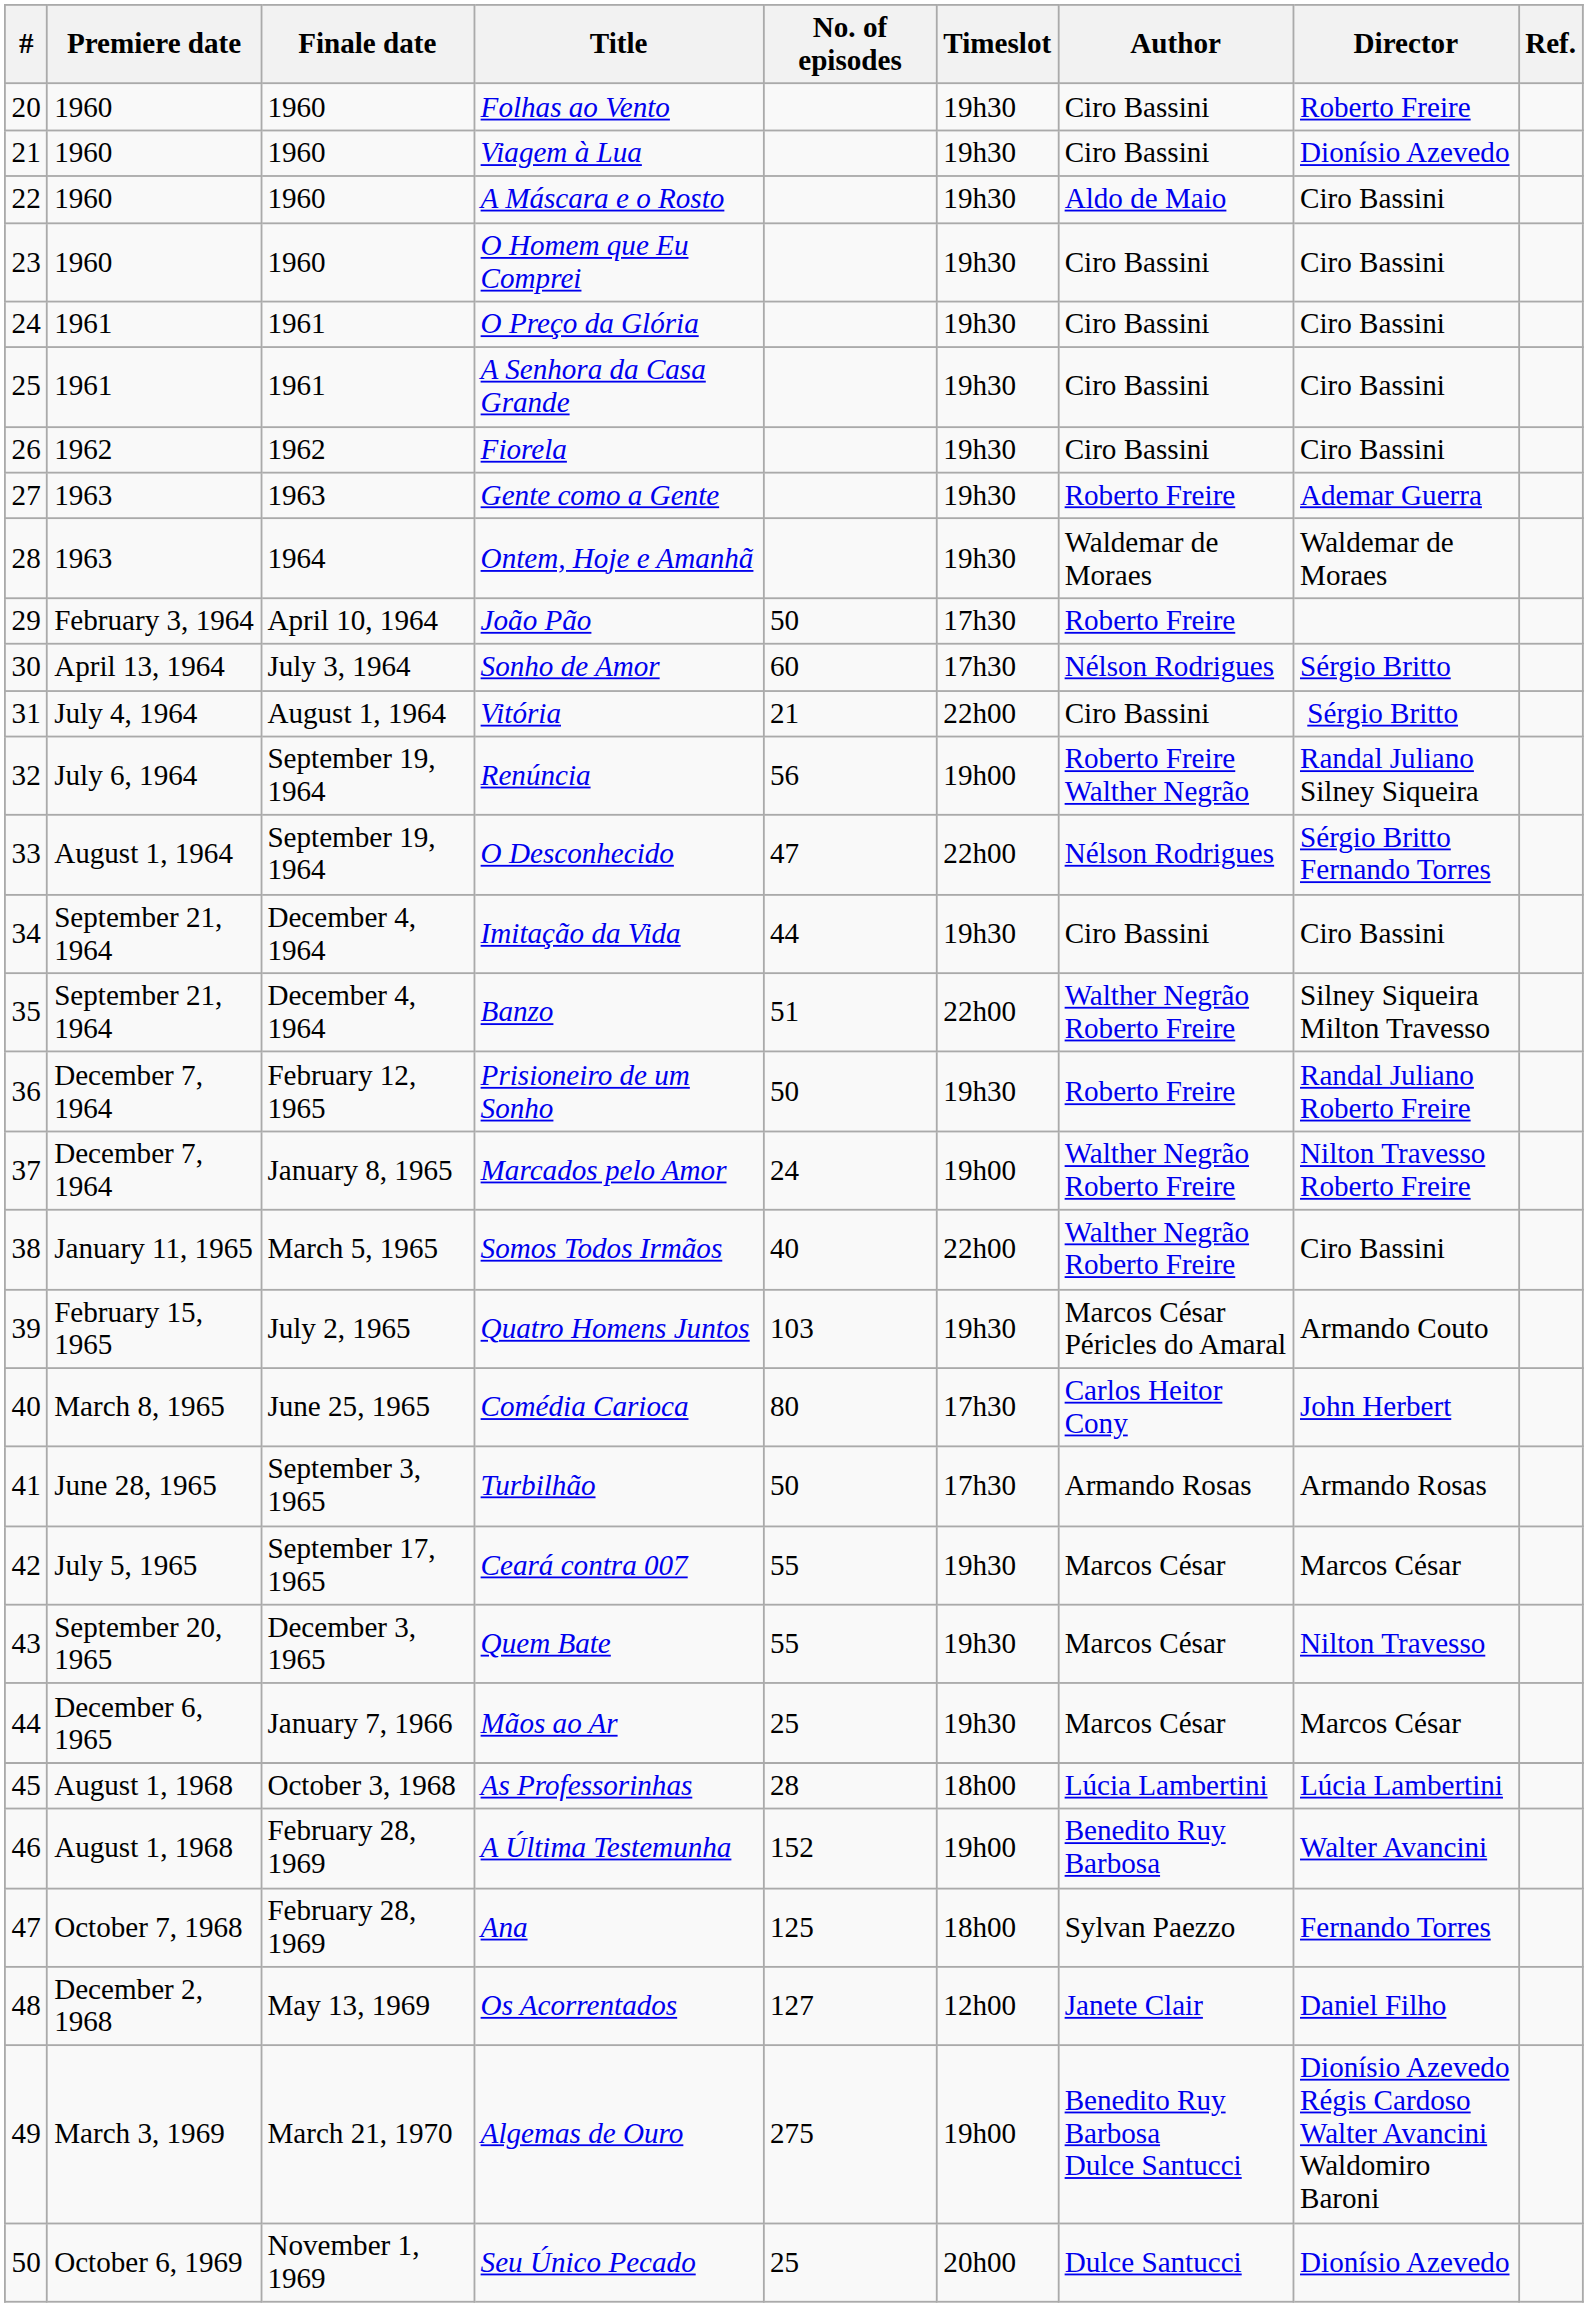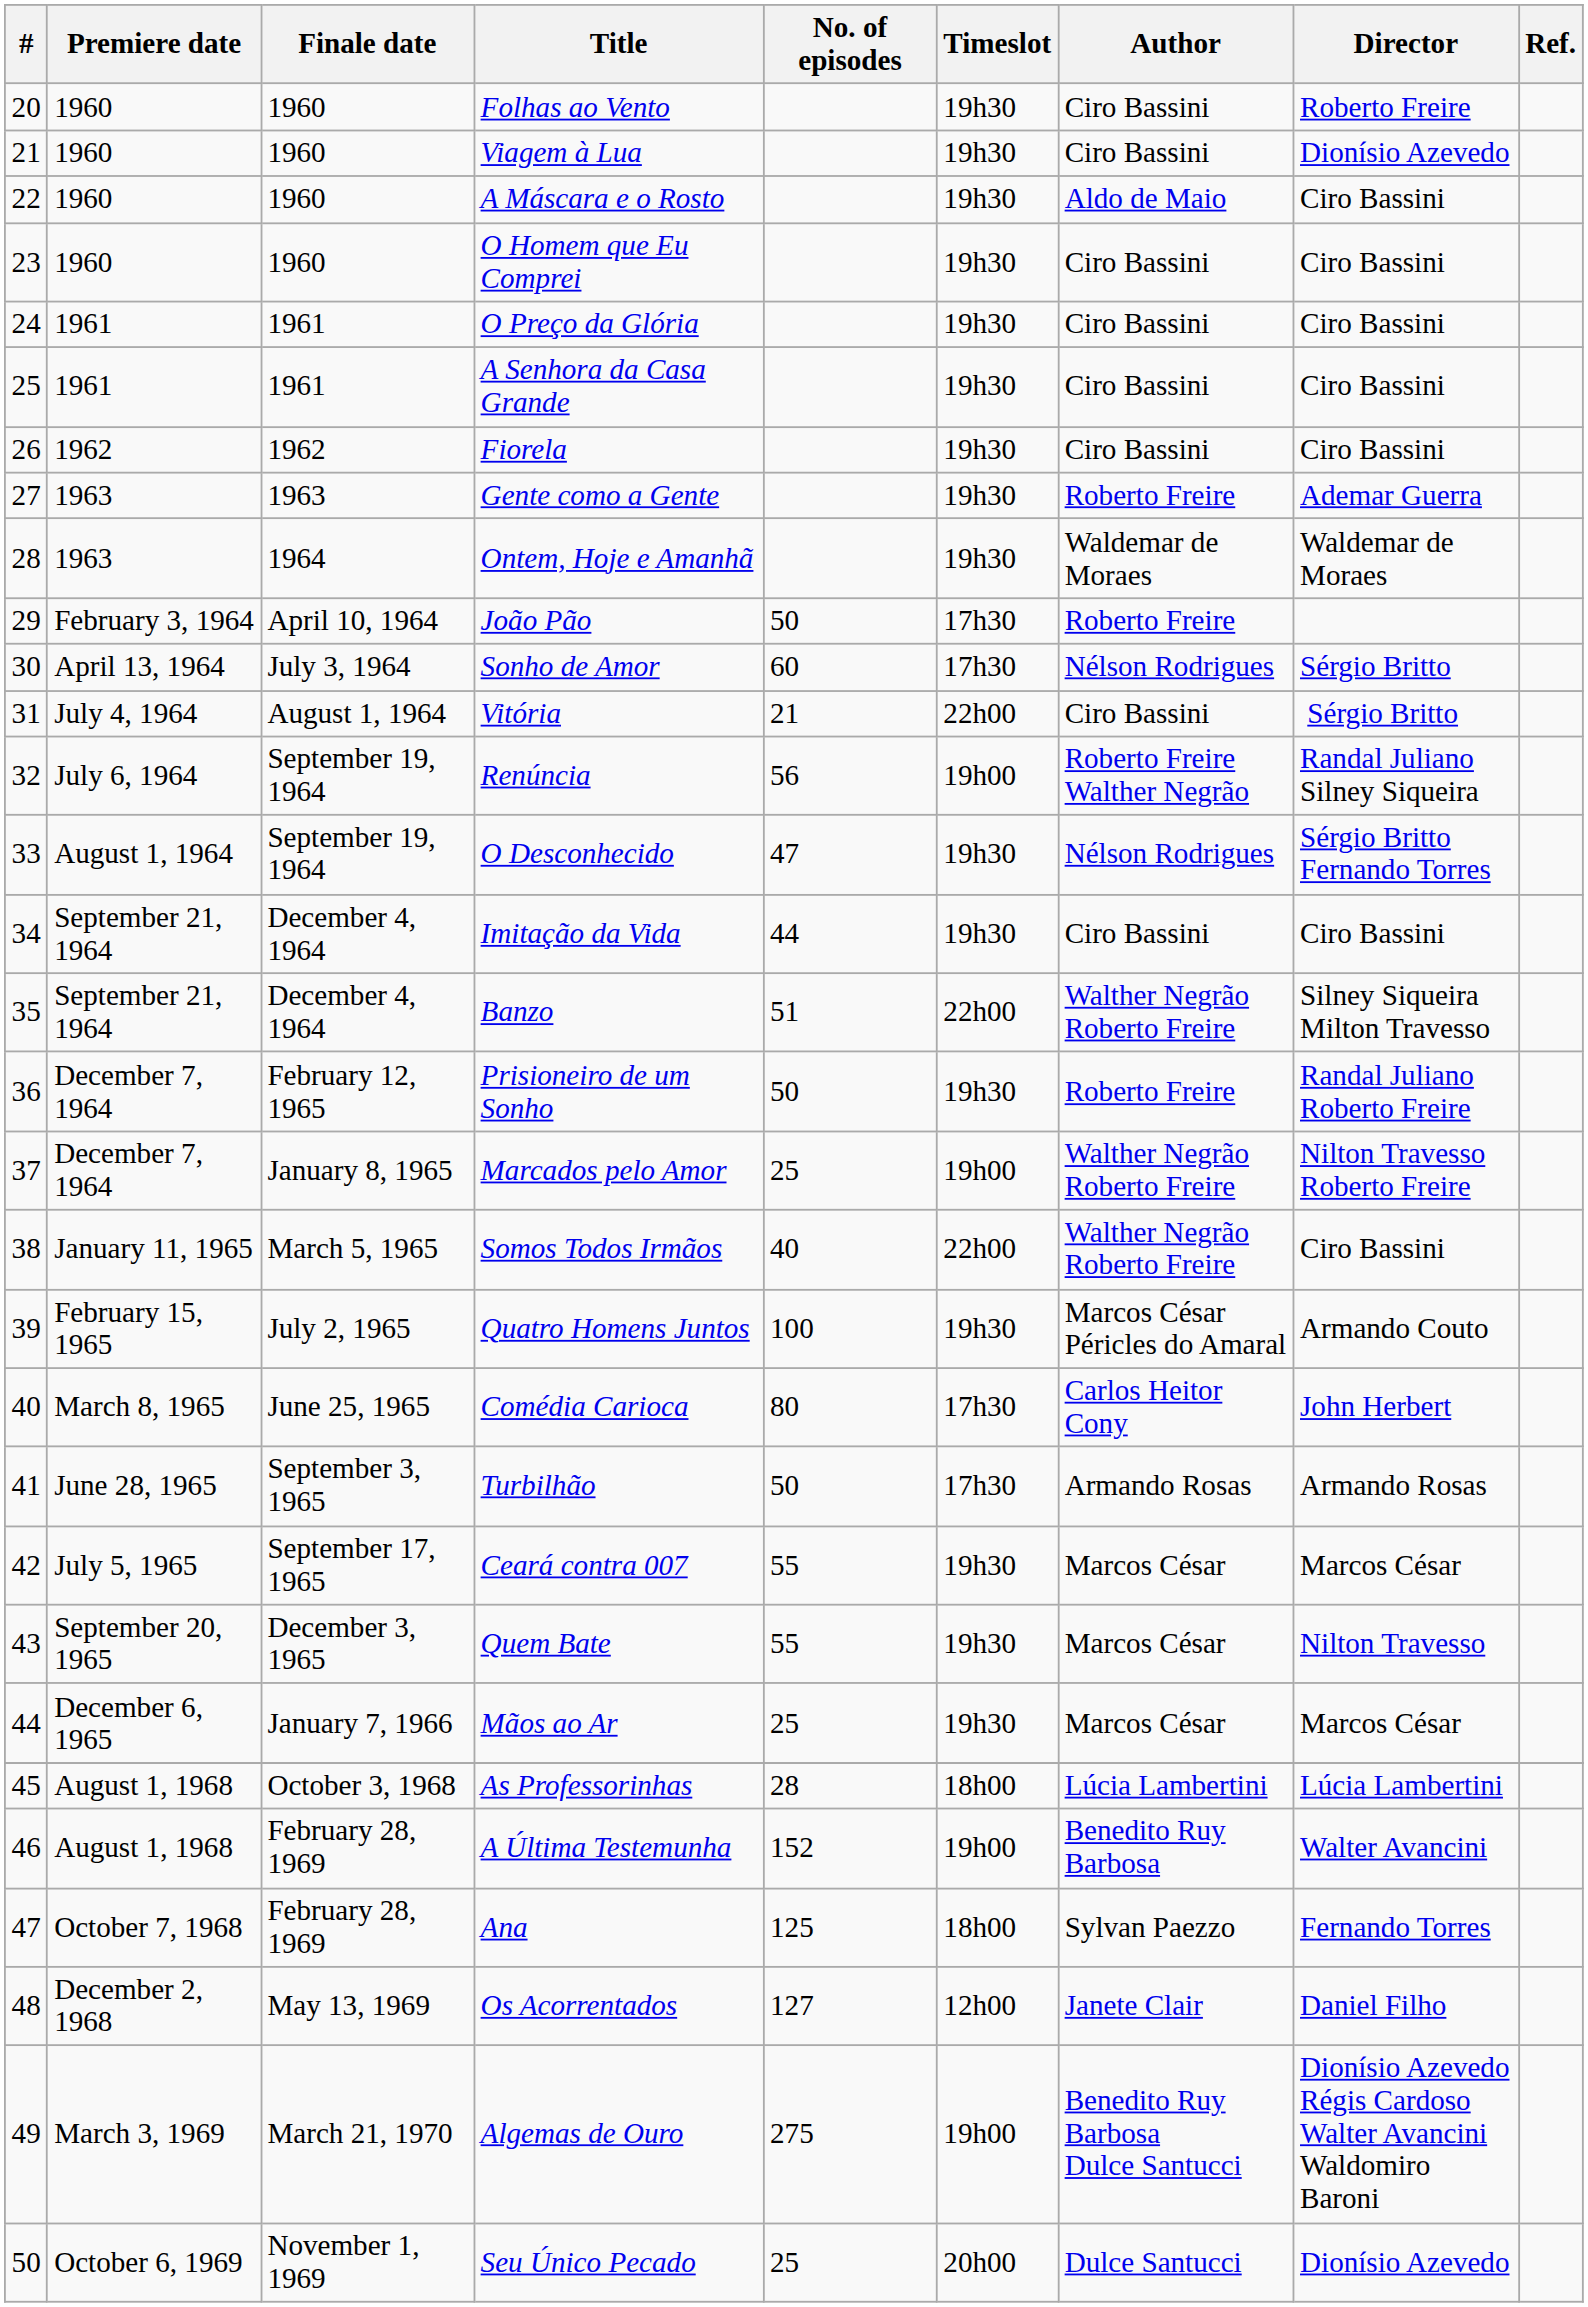(980, 854) 22h00 -> (980, 854) 19h30
(785, 1170) 24 -> (785, 1170) 25
(792, 1327) 103 -> (792, 1327) 100
